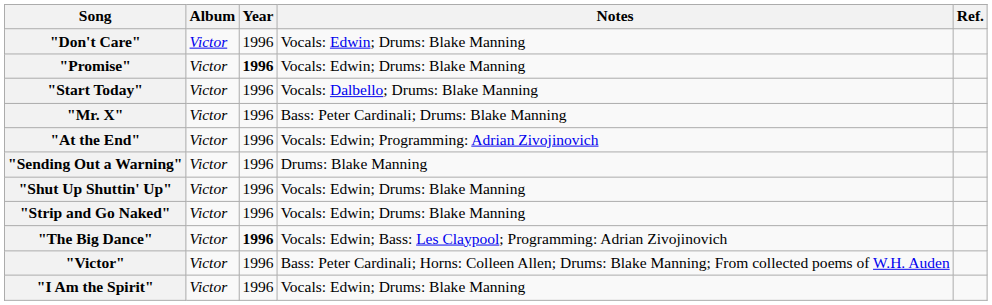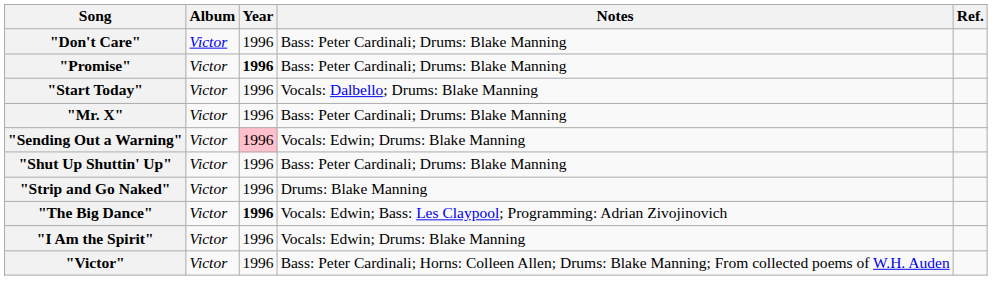(403, 41) Vocals: Edwin; Drums: Blake Manning -> (424, 41) Bass: Peter Cardinali; Drums: Blake Manning
(403, 66) Vocals: Edwin; Drums: Blake Manning -> (424, 66) Bass: Peter Cardinali; Drums: Blake Manning
- row: (95, 139)
(258, 164) no background -> (258, 139) pink background
(354, 164) Drums: Blake Manning -> (403, 139) Vocals: Edwin; Drums: Blake Manning
(403, 189) Vocals: Edwin; Drums: Blake Manning -> (424, 164) Bass: Peter Cardinali; Drums: Blake Manning
(403, 213) Vocals: Edwin; Drums: Blake Manning -> (354, 189) Drums: Blake Manning
rows swapped: (95, 262) <-> (95, 287)
